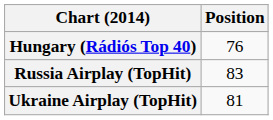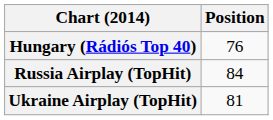(235, 73) 83 -> (235, 73) 84
